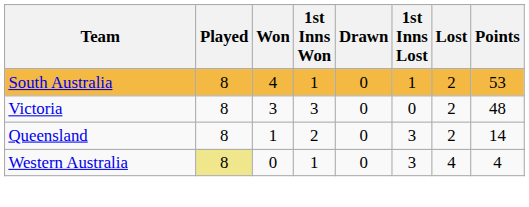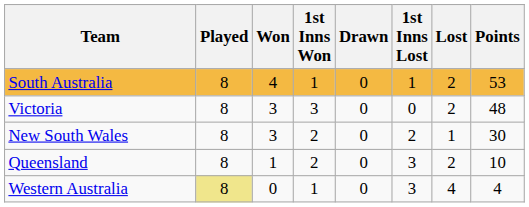+ row: (68, 135)
(497, 135) 14 -> (497, 162) 10
